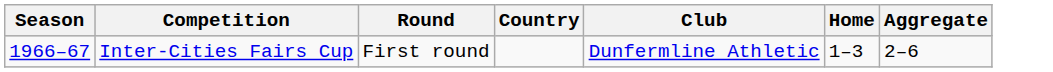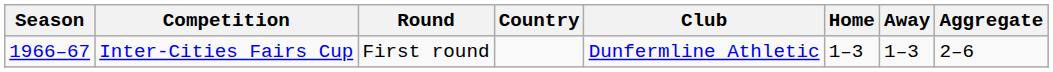+ column: (907, 20)
